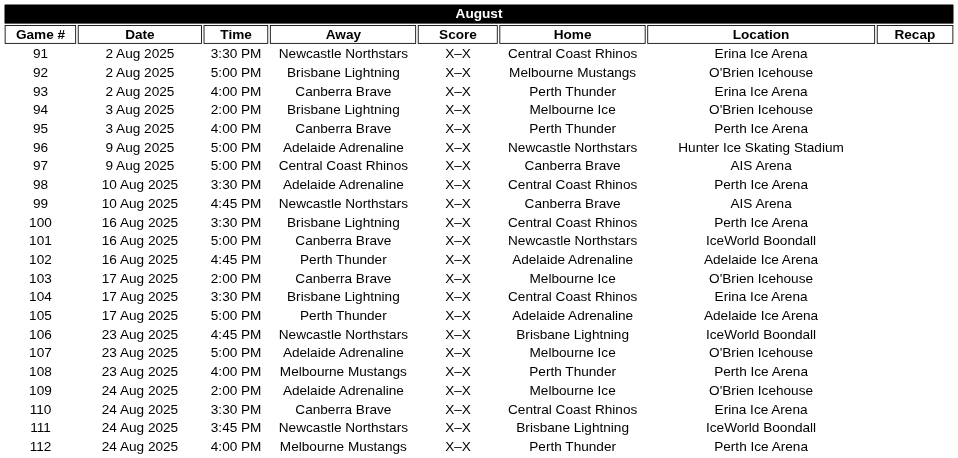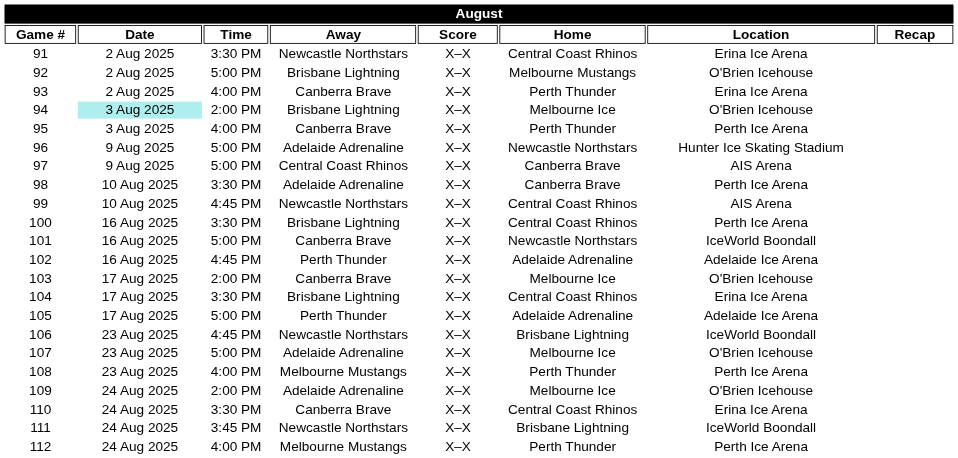(140, 110) no background -> (140, 110) paleturquoise background
(573, 184) Central Coast Rhinos -> (573, 184) Canberra Brave
(573, 203) Canberra Brave -> (573, 203) Central Coast Rhinos
